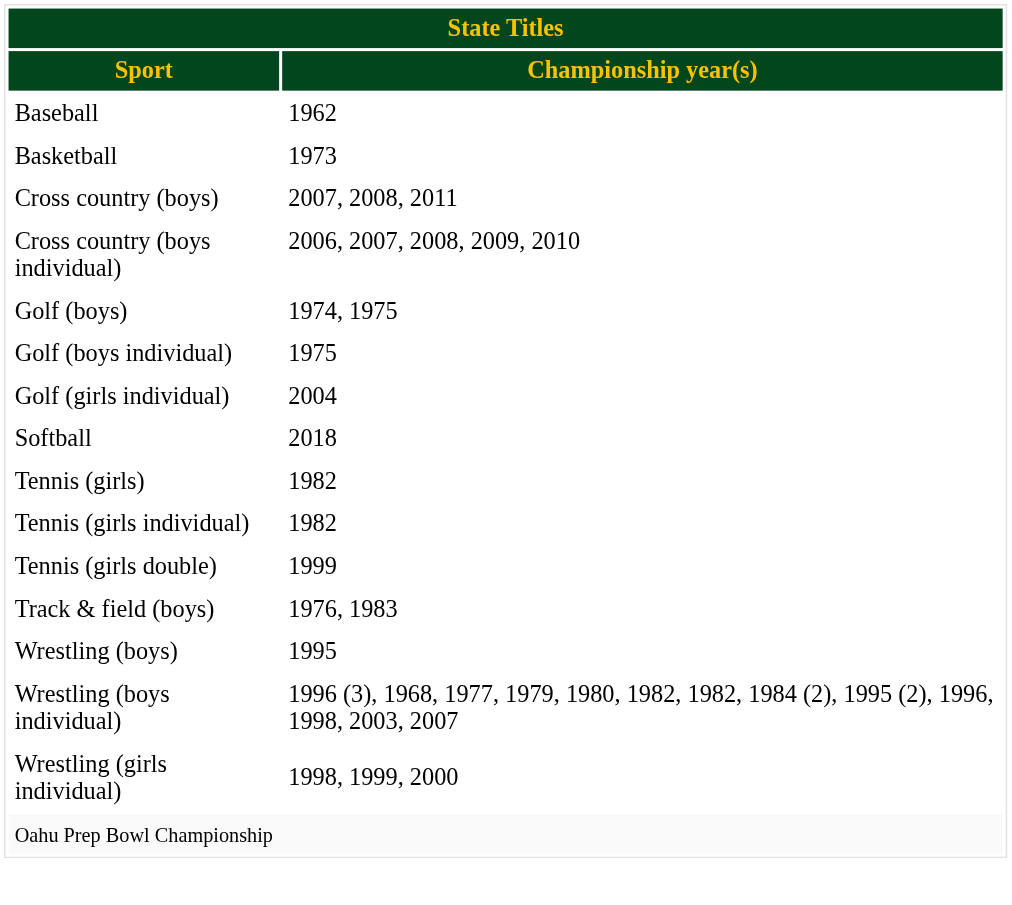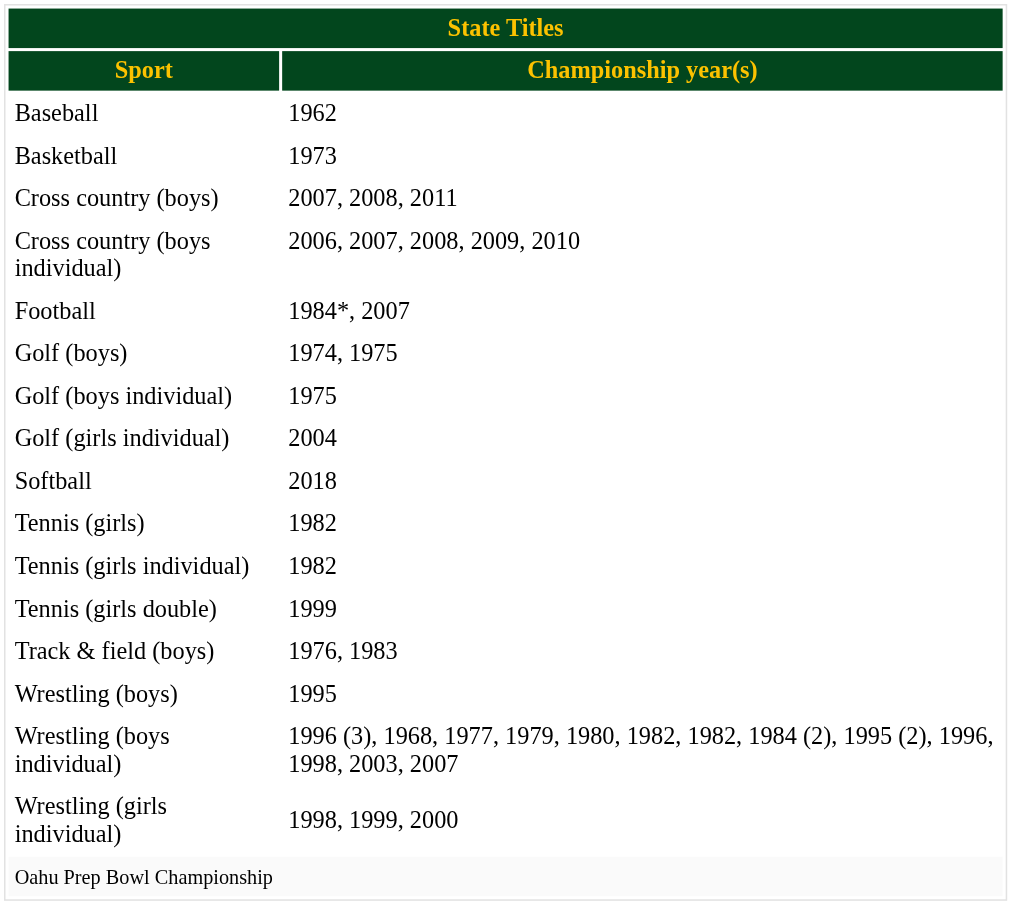+ row: (55, 310)
